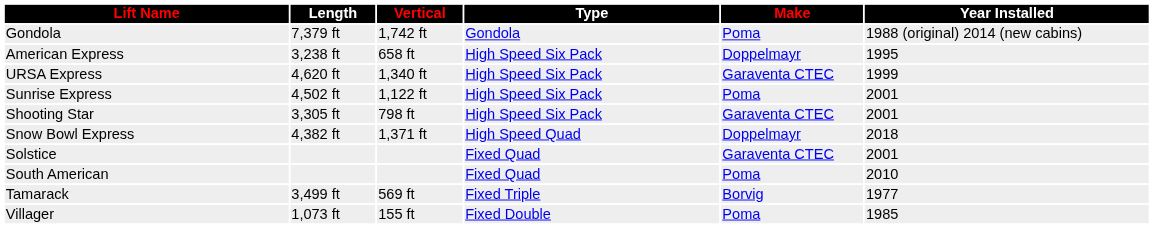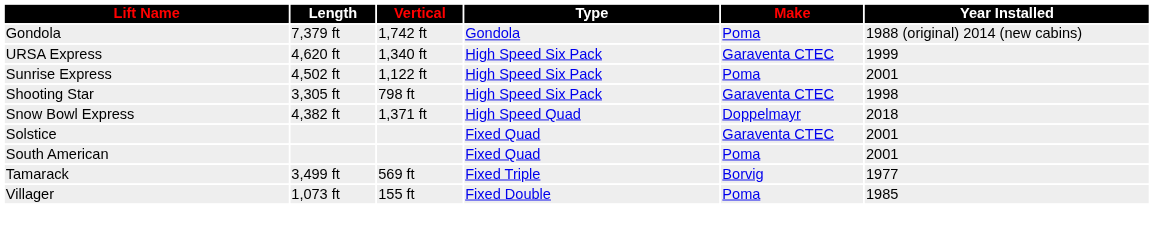- row: (65, 54)
(882, 114) 2001 -> (882, 94) 1998
(882, 174) 2010 -> (882, 154) 2001
